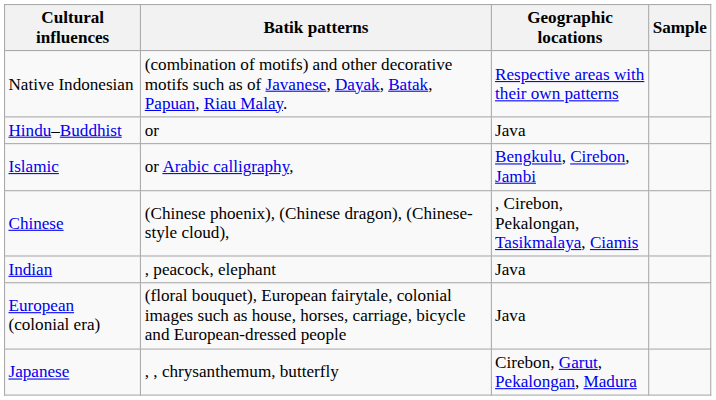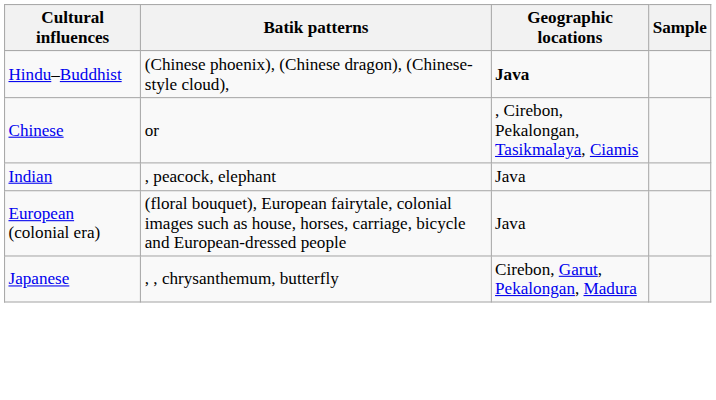- row: (71, 83)
(152, 130) or -> (309, 74) (Chinese phoenix), (Chinese dragon), (Chinese-style cloud),
(510, 130) normal -> (512, 74) bold
- row: (34, 166)
(309, 222) (Chinese phoenix), (Chinese dragon), (Chinese-style cloud), -> (152, 130) or
